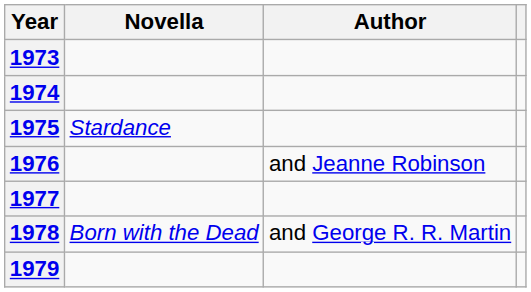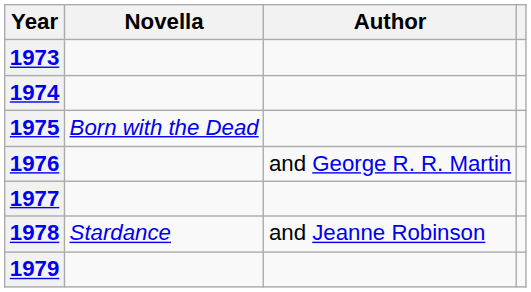(120, 127) Stardance -> (164, 127) Born with the Dead
(377, 163) and Jeanne Robinson -> (390, 163) and George R. R. Martin
(164, 233) Born with the Dead -> (120, 233) Stardance
(390, 233) and George R. R. Martin -> (377, 233) and Jeanne Robinson
